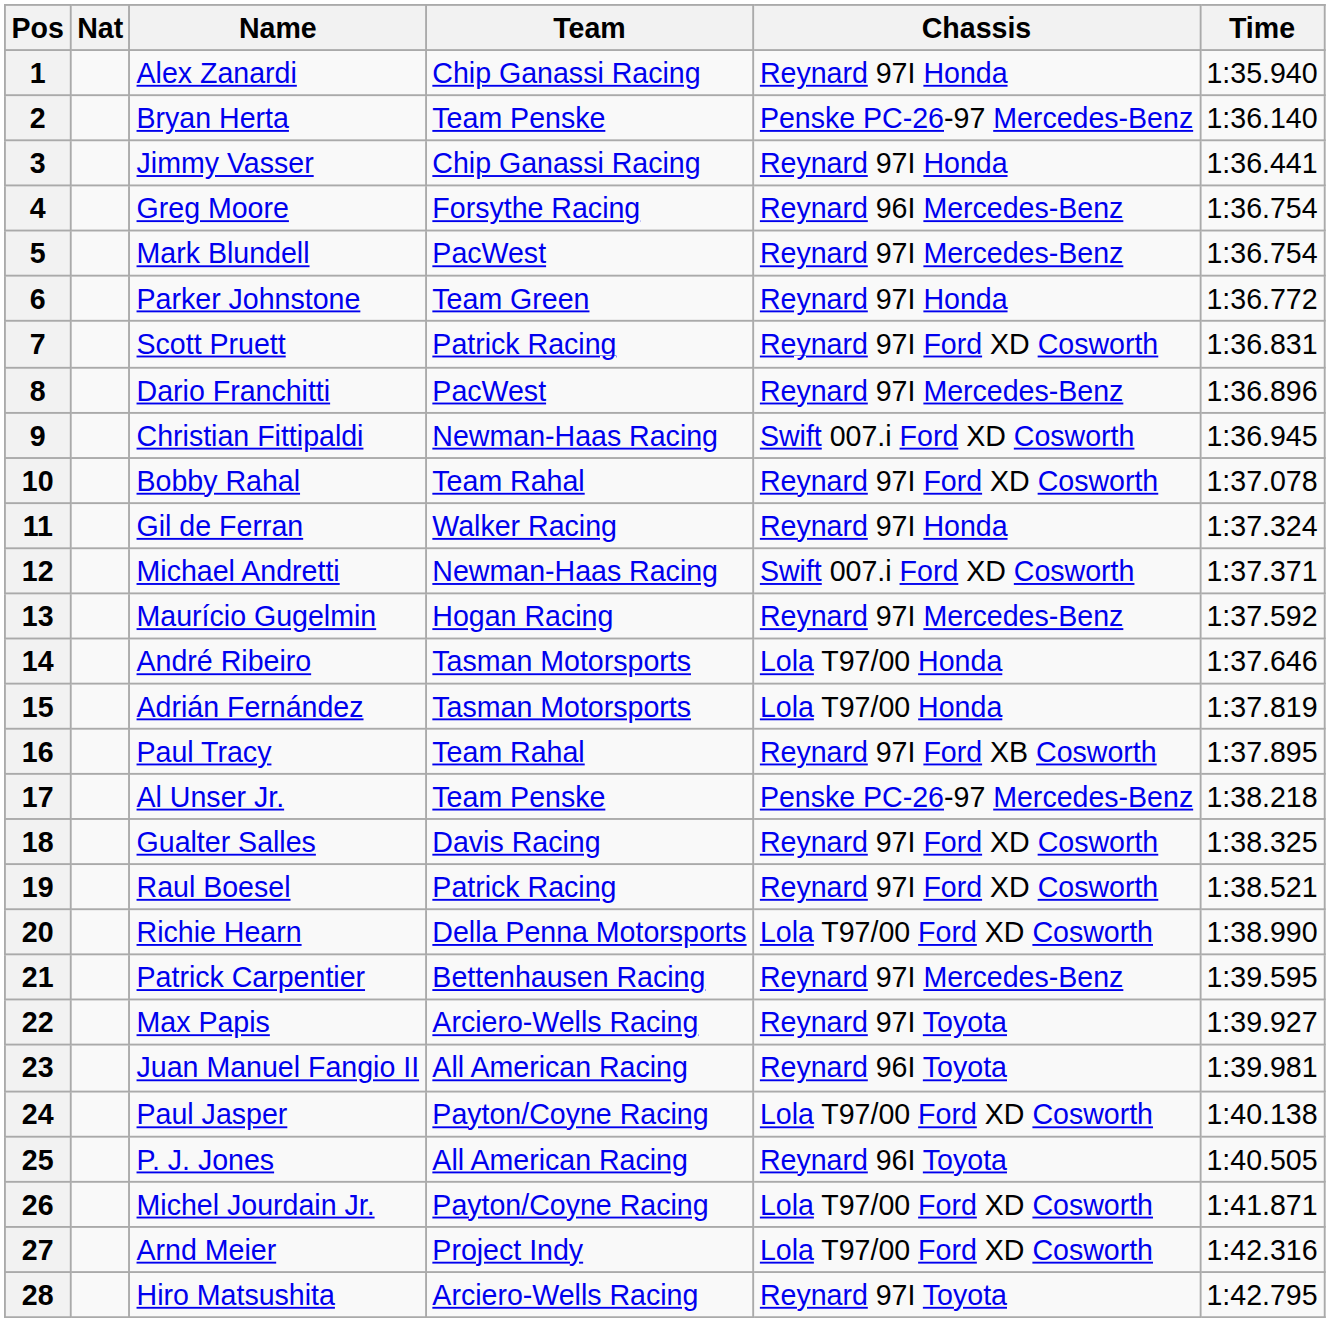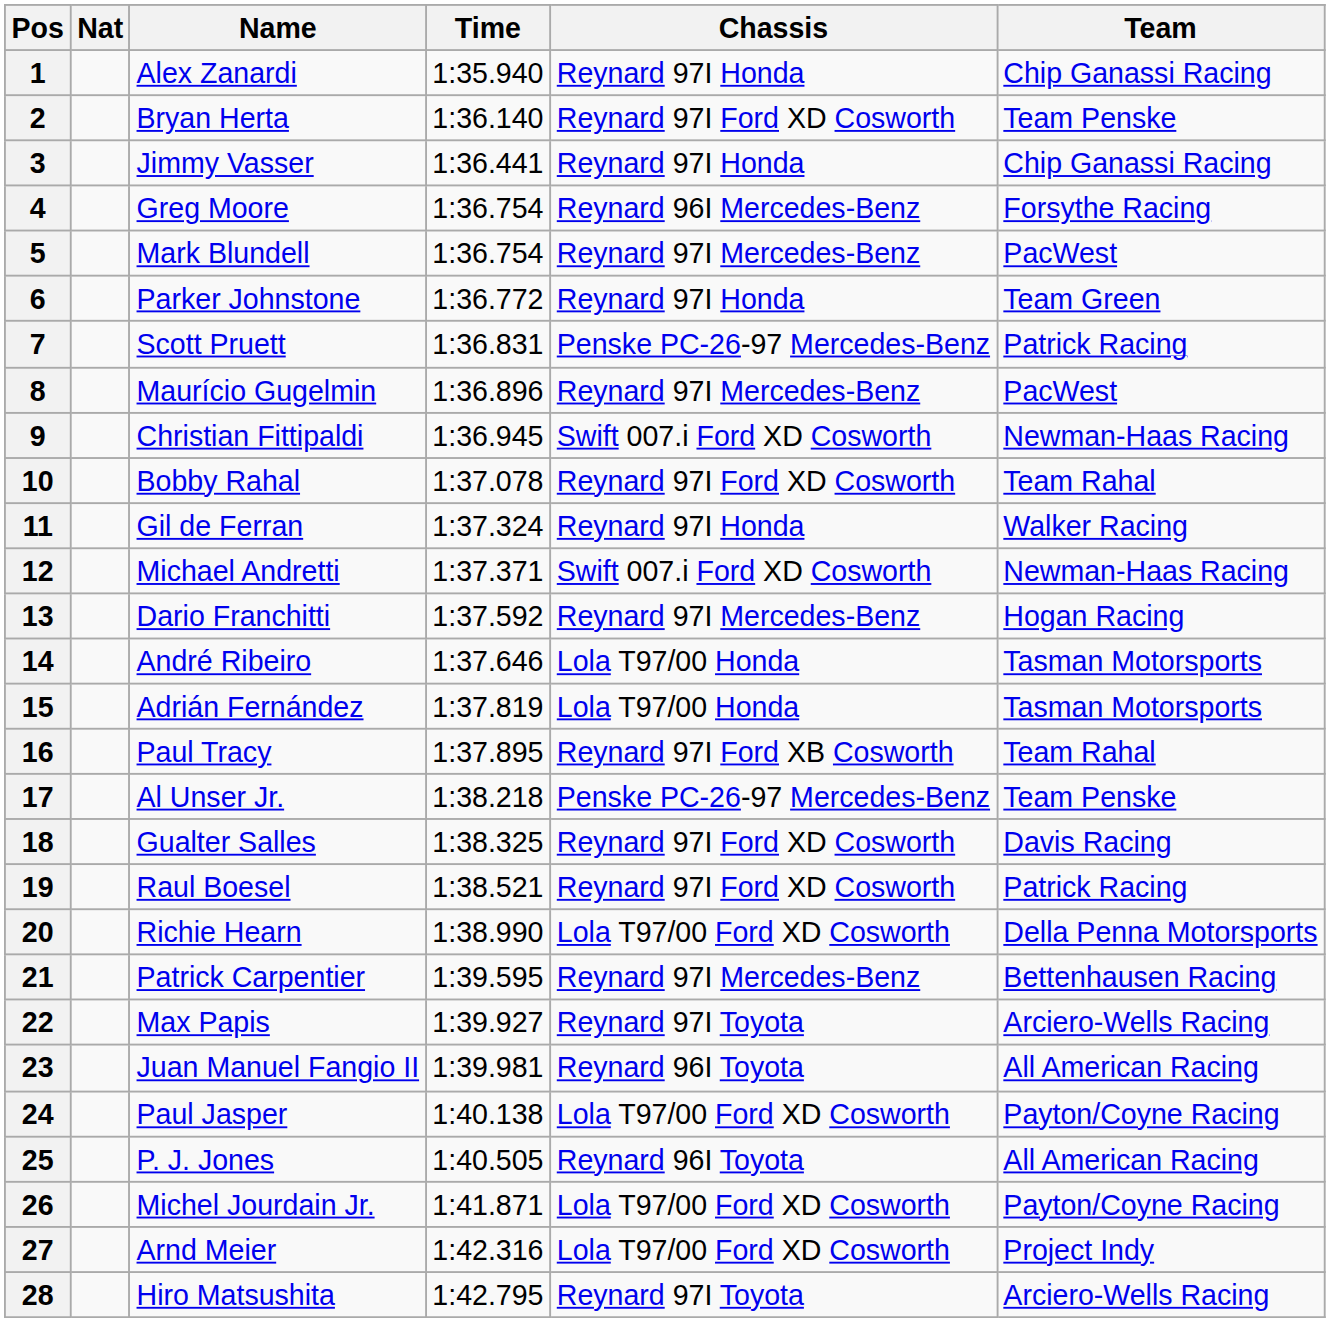columns swapped: (589, 28) <-> (1262, 28)
(977, 118) Penske PC-26-97 Mercedes-Benz -> (756, 118) Reynard 97I Ford XD Cosworth
(959, 344) Reynard 97I Ford XD Cosworth -> (773, 344) Penske PC-26-97 Mercedes-Benz
(233, 390) Dario Franchitti -> (256, 390) Maurício Gugelmin
(256, 616) Maurício Gugelmin -> (233, 616) Dario Franchitti
